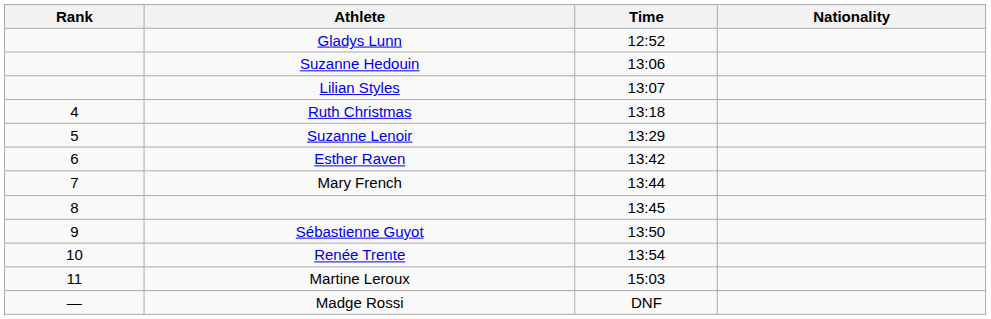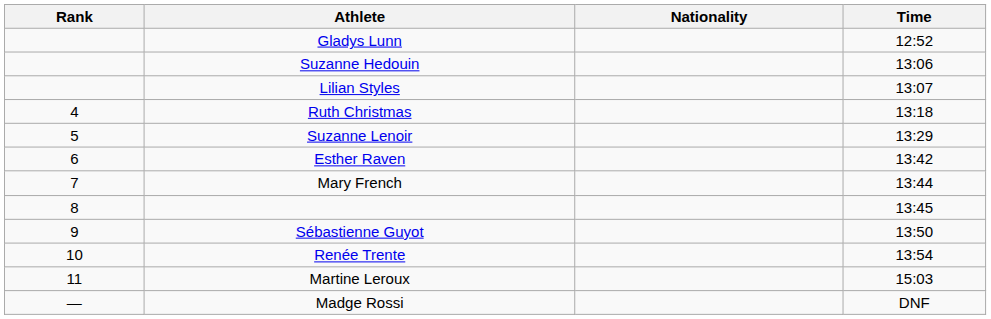columns swapped: (852, 17) <-> (646, 17)
